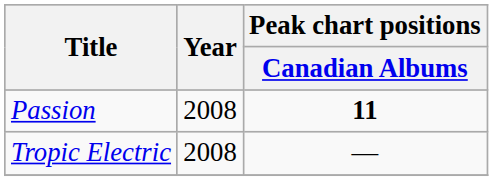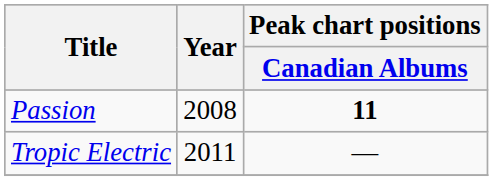(210, 152) 2008 -> (210, 152) 2011
